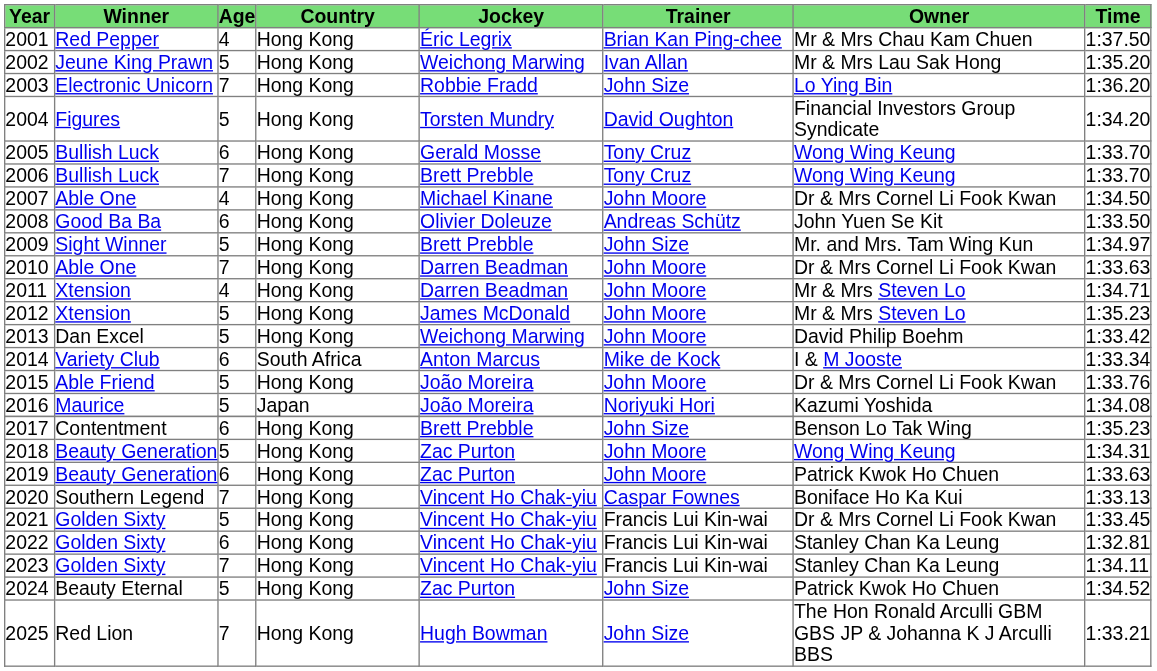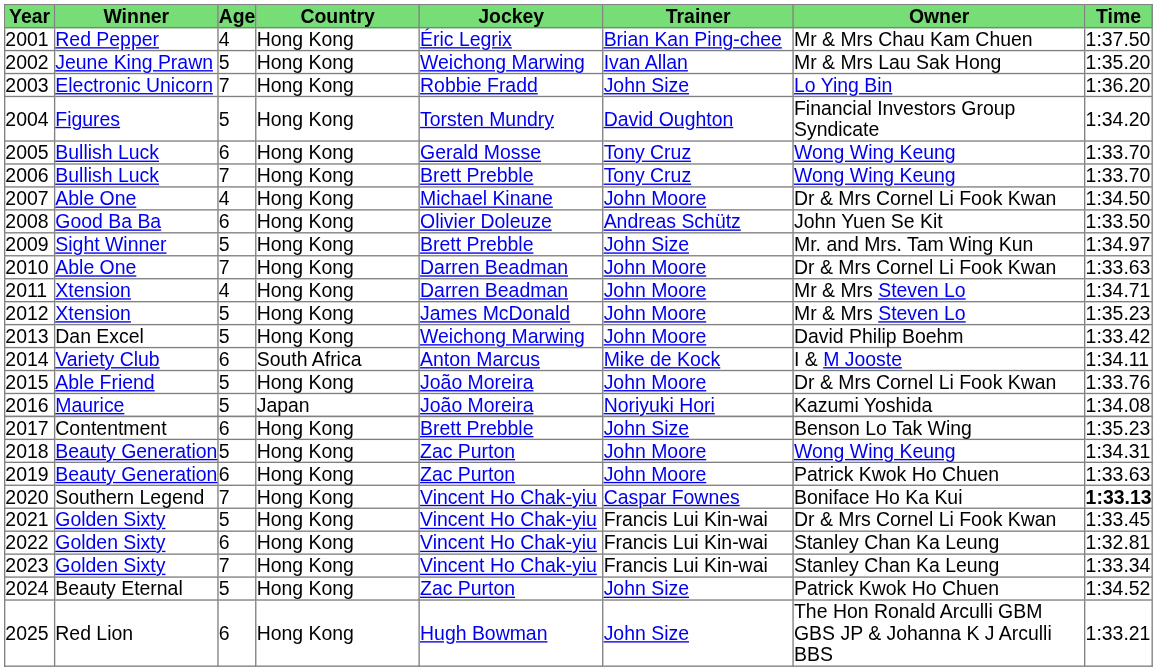(1118, 359) 1:33.34 -> (1117, 359) 1:34.11
(1118, 497) normal -> (1119, 497) bold
(1117, 566) 1:34.11 -> (1118, 566) 1:33.34
(224, 633) 7 -> (224, 633) 6
